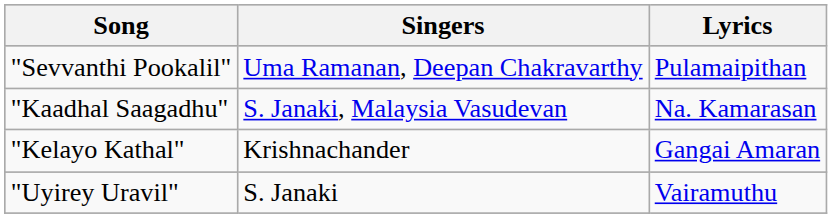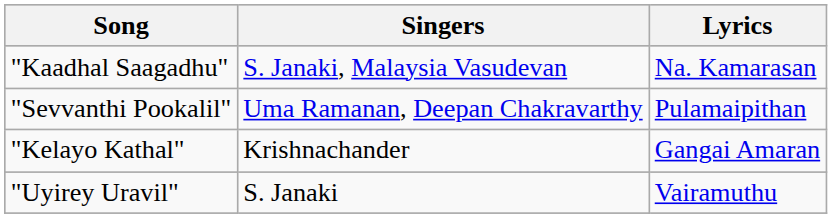rows swapped: (121, 66) <-> (120, 108)
